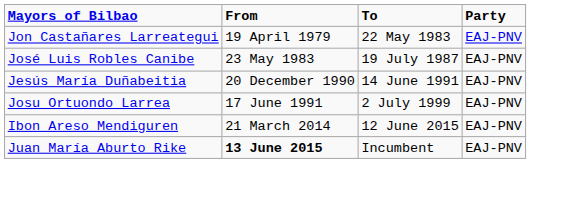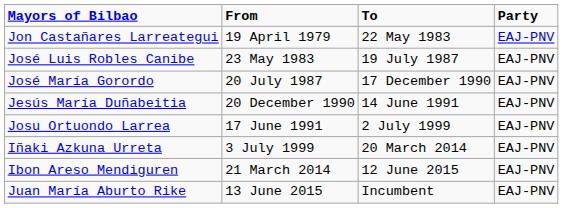+ row: (81, 82)
+ row: (85, 148)
(274, 148) bold -> (274, 192) normal
